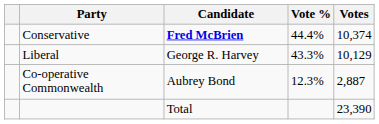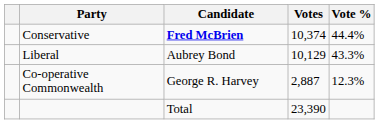columns swapped: (354, 14) <-> (311, 14)
(213, 54) George R. Harvey -> (201, 54) Aubrey Bond
(201, 81) Aubrey Bond -> (213, 81) George R. Harvey
